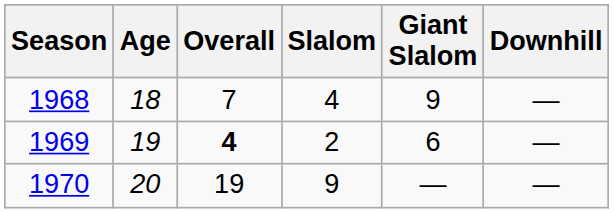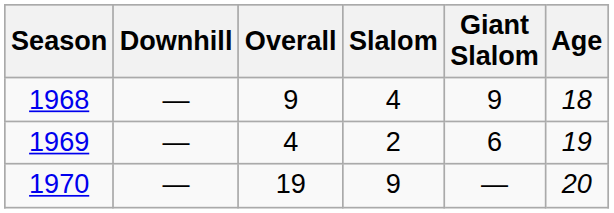columns swapped: (145, 41) <-> (546, 41)
(229, 99) 7 -> (291, 99) 9
(229, 142) bold -> (291, 142) normal
